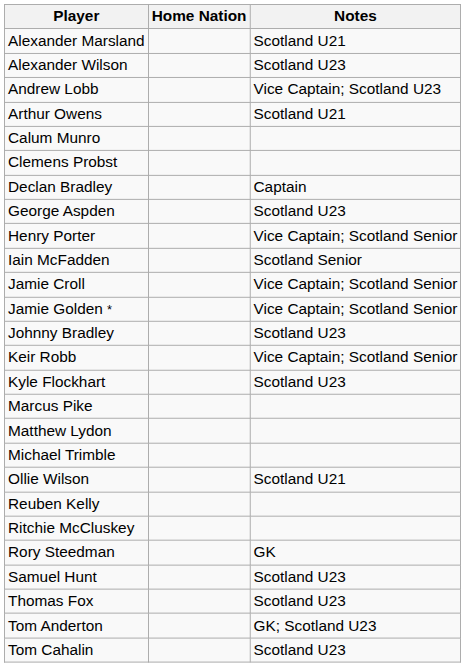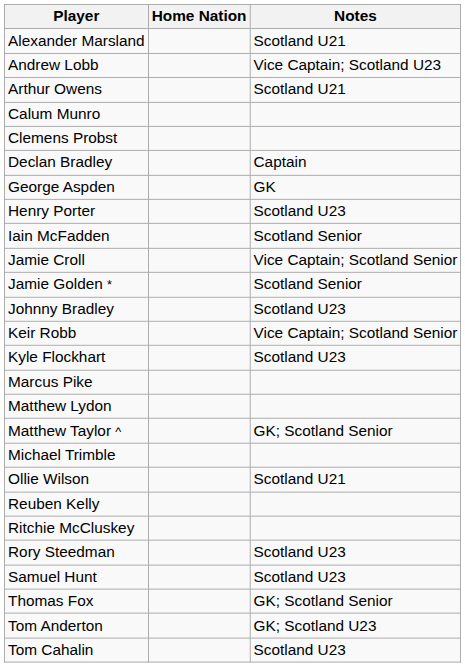- row: (68, 65)
(300, 211) Scotland U23 -> (265, 187) GK
(355, 235) Vice Captain; Scotland Senior -> (300, 211) Scotland U23
(355, 308) Vice Captain; Scotland Senior -> (308, 284) Scotland Senior
+ row: (65, 430)
(265, 552) GK -> (300, 552) Scotland U23
(300, 601) Scotland U23 -> (323, 601) GK; Scotland Senior
